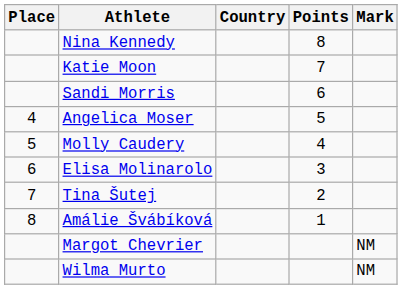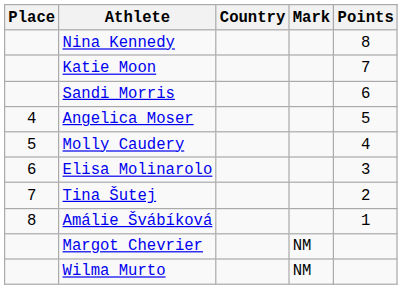columns swapped: (375, 17) <-> (321, 17)
